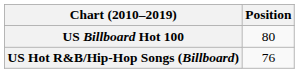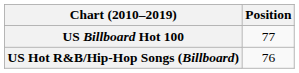(268, 36) 80 -> (268, 36) 77
